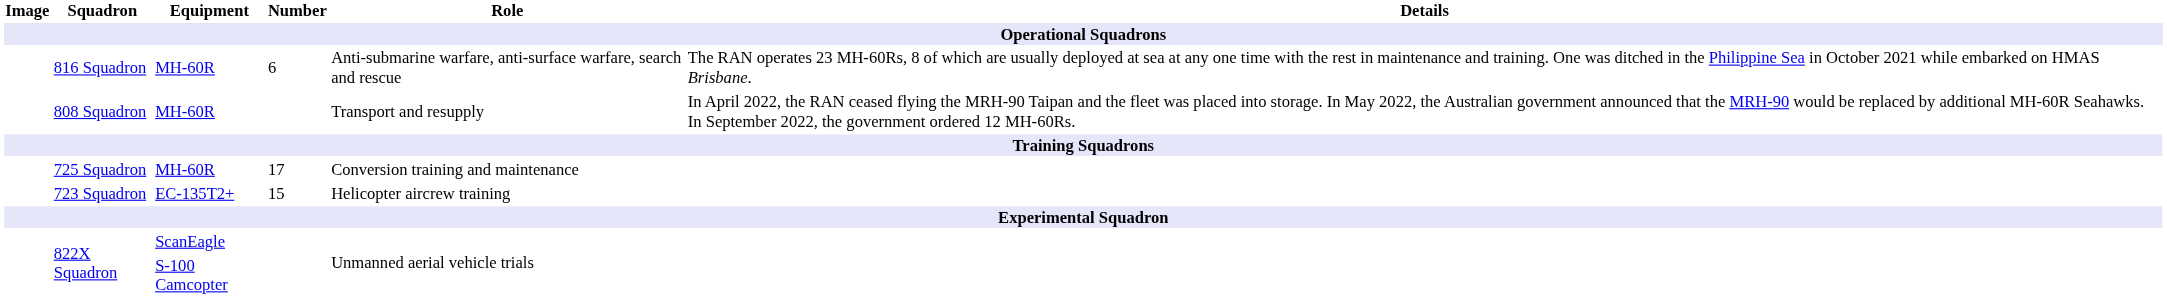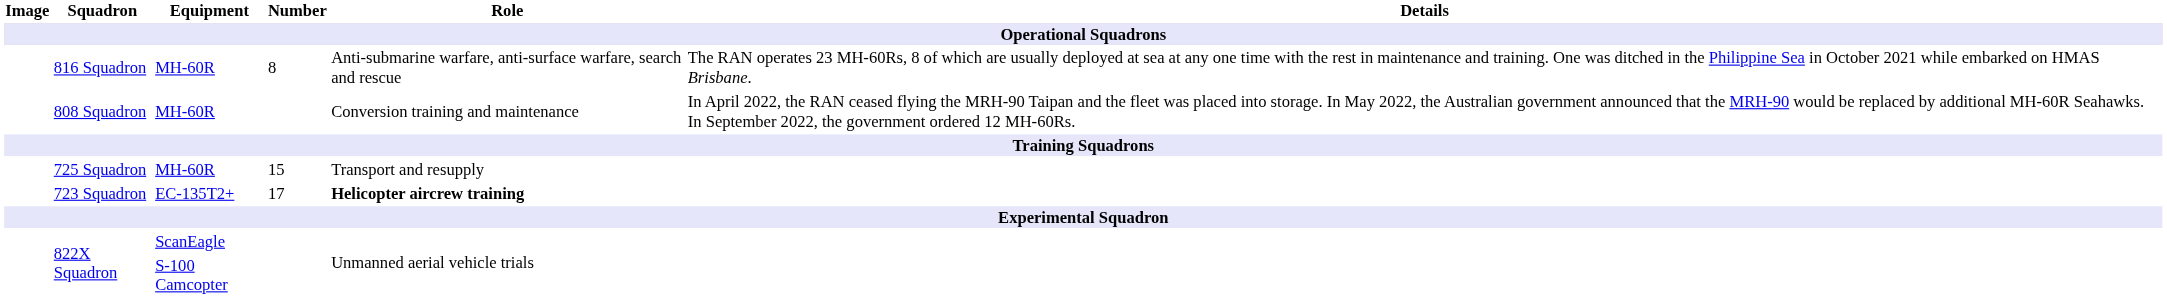(272, 67) 6 -> (272, 67) 8
(408, 111) Transport and resupply -> (455, 111) Conversion training and maintenance
(276, 169) 17 -> (276, 169) 15
(455, 169) Conversion training and maintenance -> (408, 169) Transport and resupply
(276, 193) 15 -> (276, 193) 17
(421, 193) normal -> (428, 193) bold
